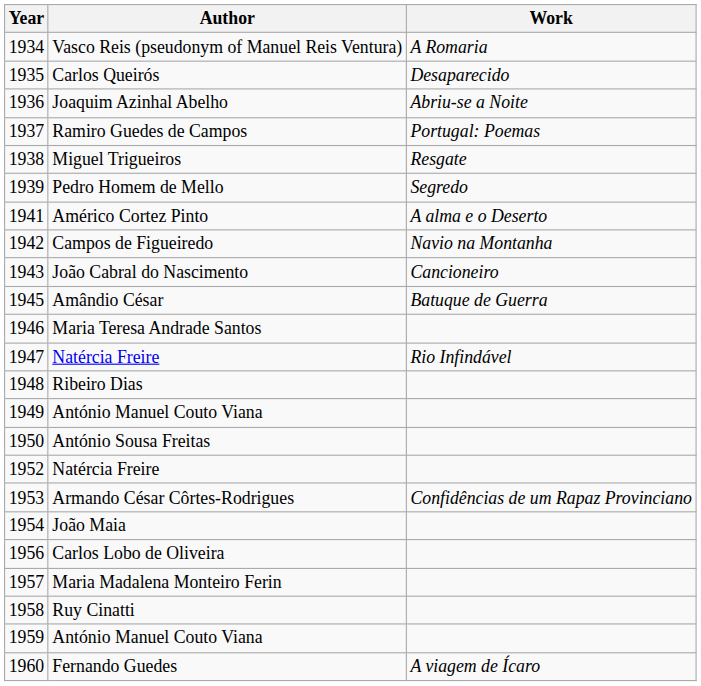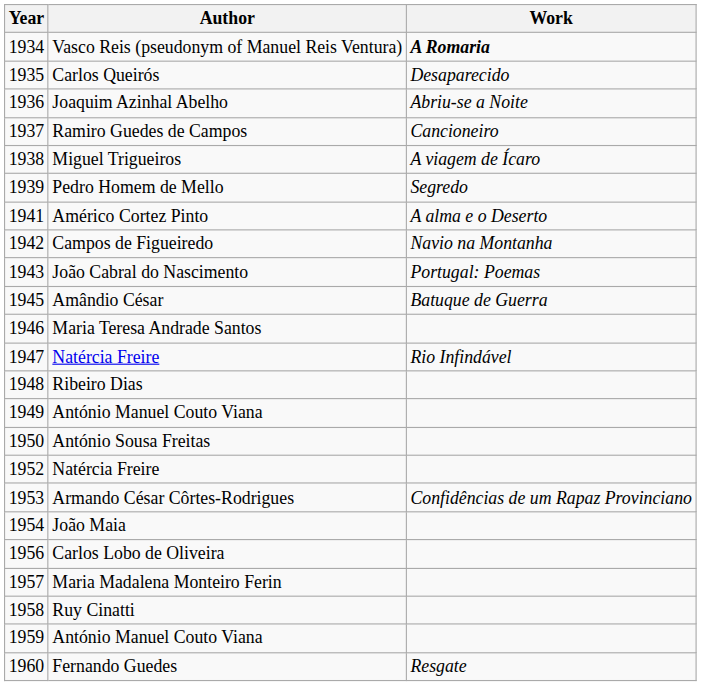(449, 46) normal -> (450, 46) bold
(475, 131) Portugal: Poemas -> (454, 131) Cancioneiro
(439, 159) Resgate -> (475, 159) A viagem de Ícaro
(454, 272) Cancioneiro -> (475, 272) Portugal: Poemas
(475, 666) A viagem de Ícaro -> (439, 666) Resgate
